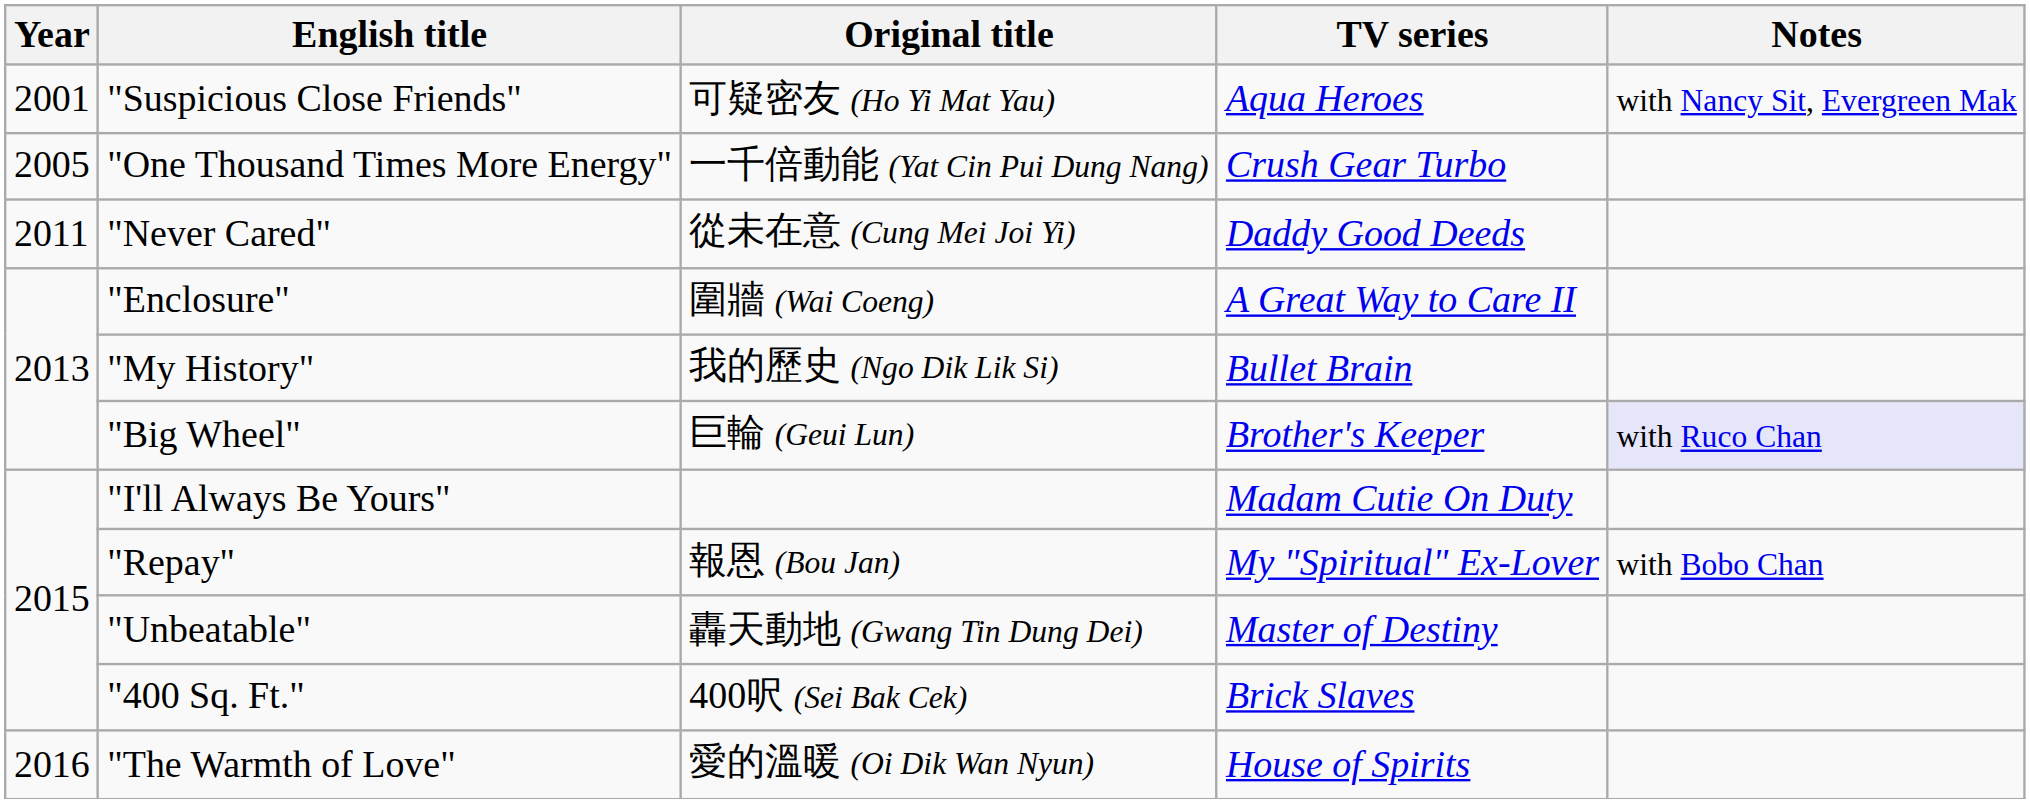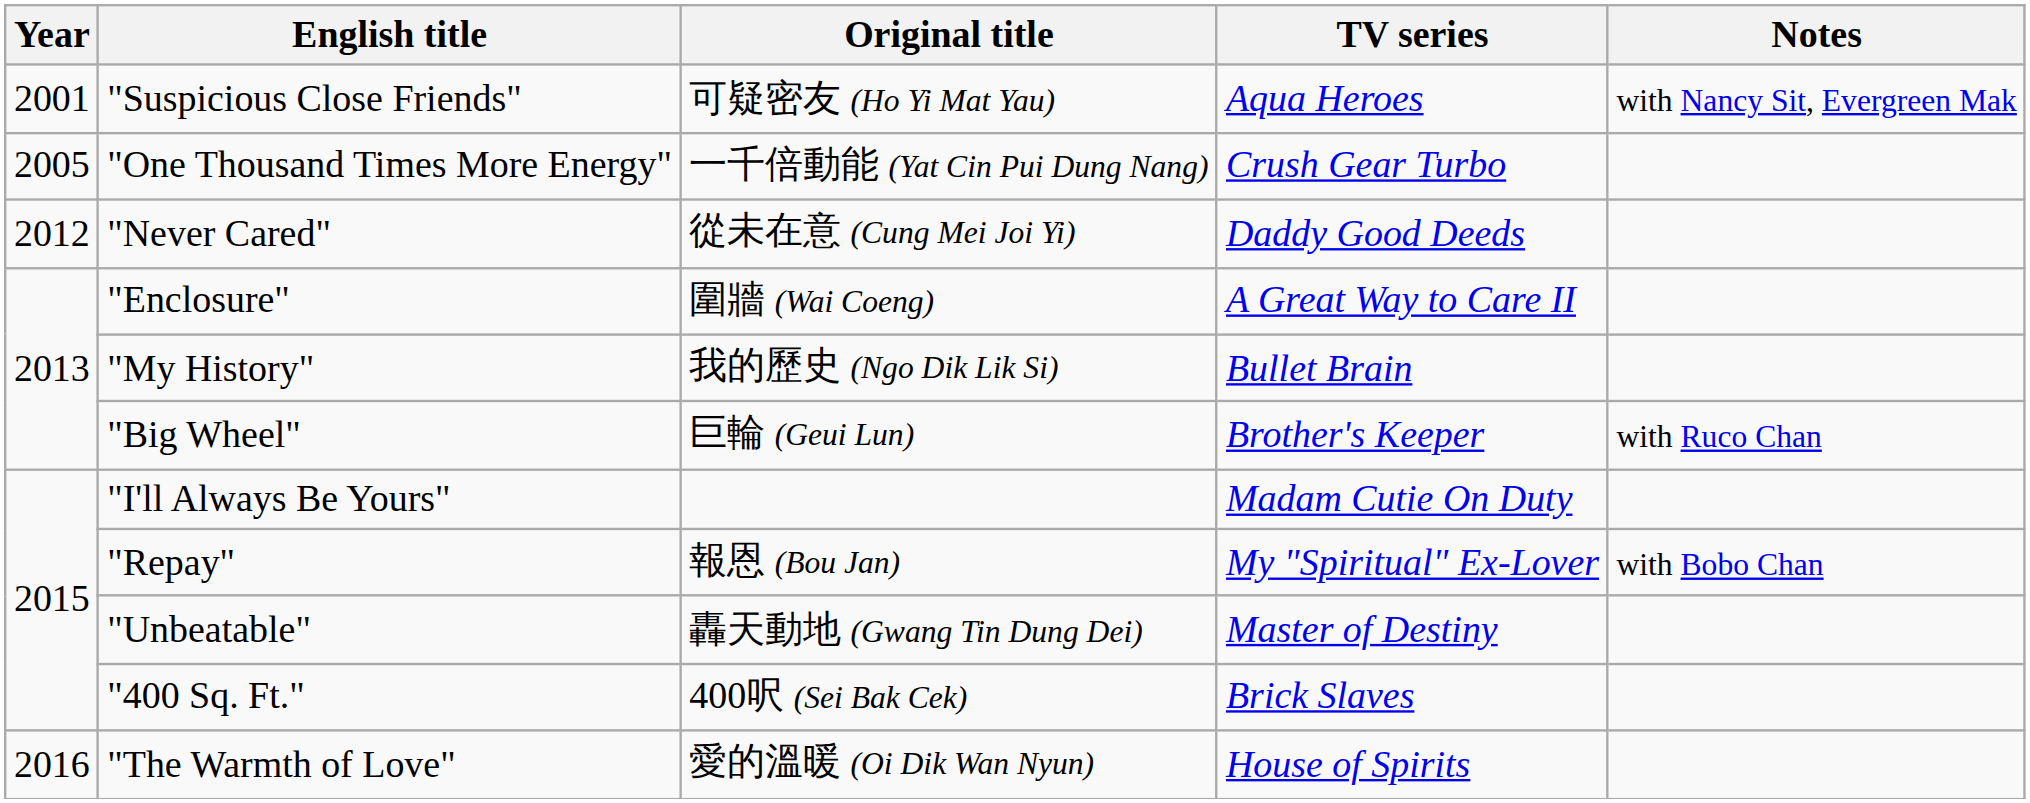(51, 232) 2011 -> (52, 232) 2012
(1719, 436) lavender background -> (1719, 436) no background
